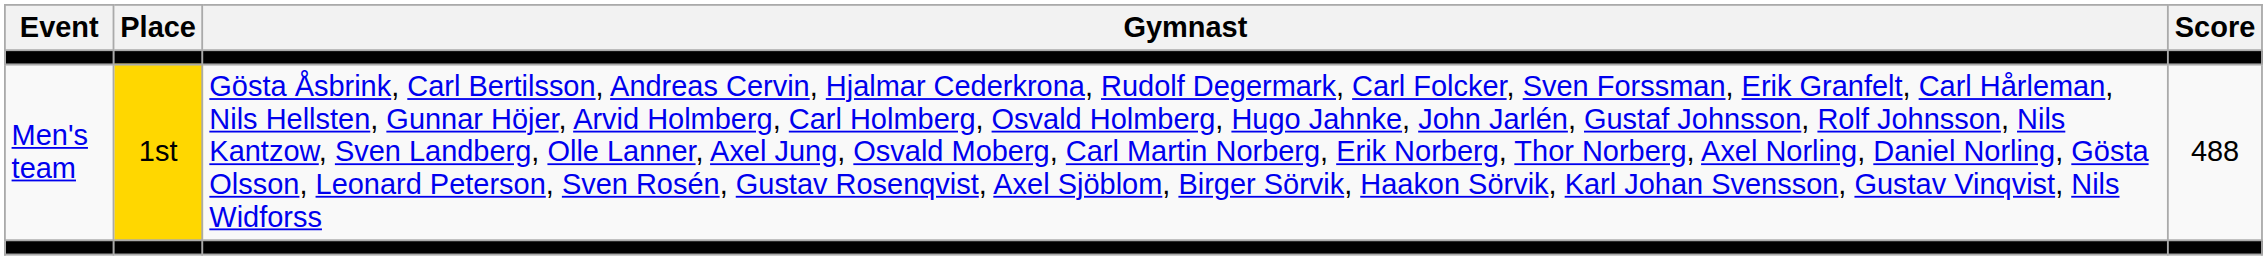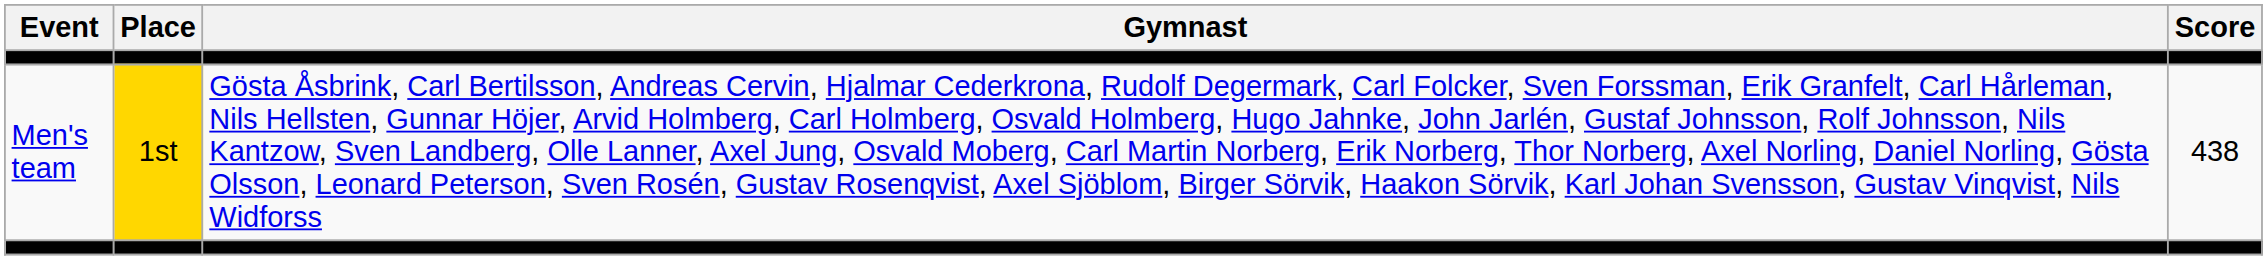(2215, 151) 488 -> (2215, 151) 438
